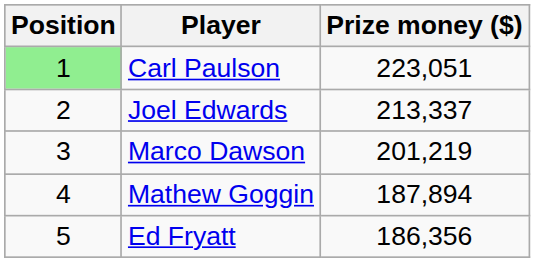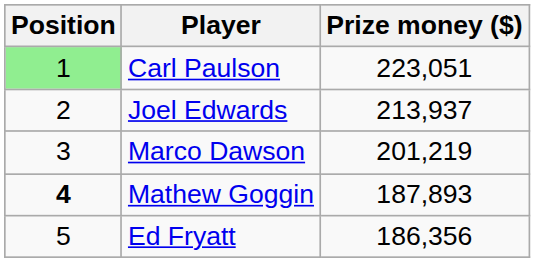(424, 109) 213,337 -> (424, 109) 213,937
(63, 194) normal -> (63, 194) bold
(424, 194) 187,894 -> (424, 194) 187,893
